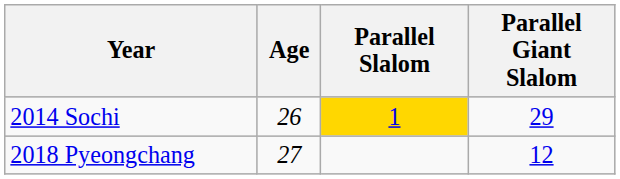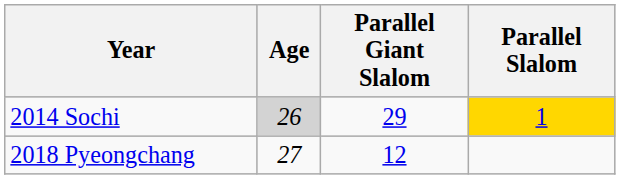columns swapped: (394, 50) <-> (542, 50)
(289, 116) no background -> (289, 116) lightgrey background
